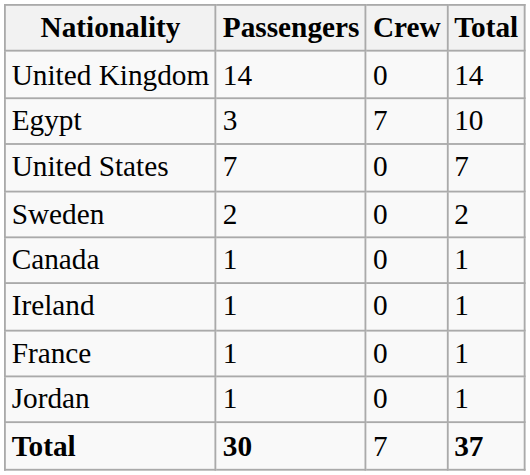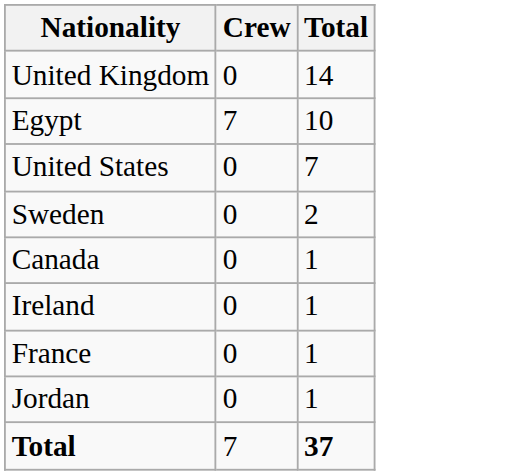- column: (291, 27)
